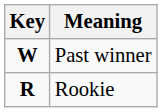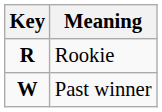rows swapped: (84, 89) <-> (103, 55)
